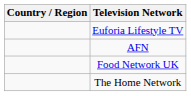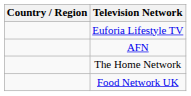rows swapped: (138, 82) <-> (138, 64)
